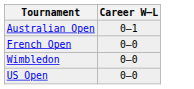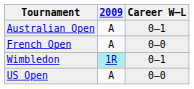+ column: (111, 12)
(129, 60) 0–0 -> (157, 60) 0–1
